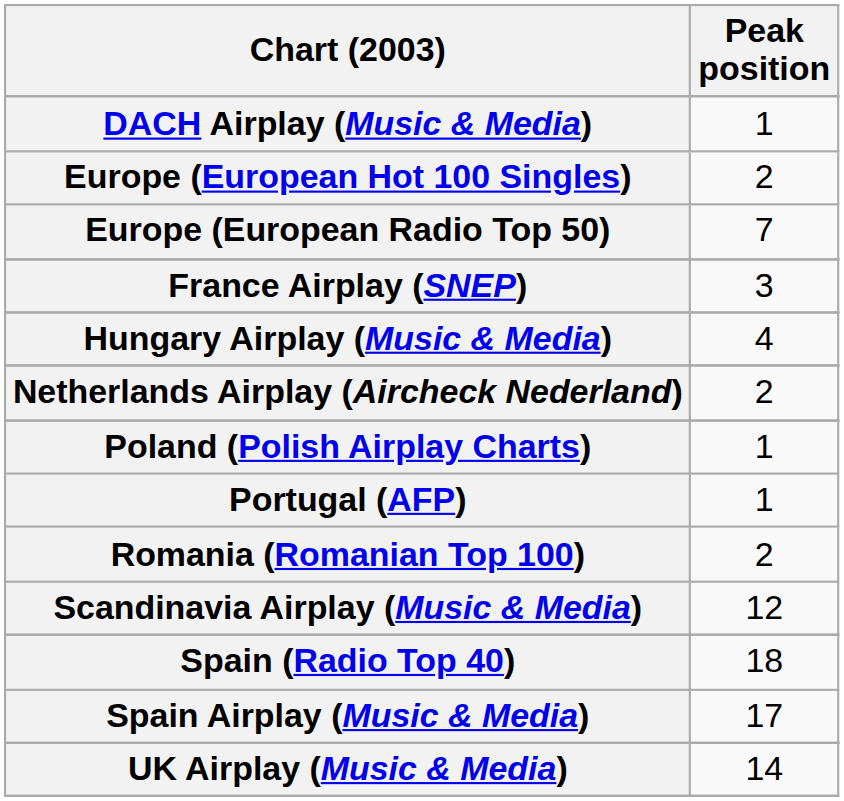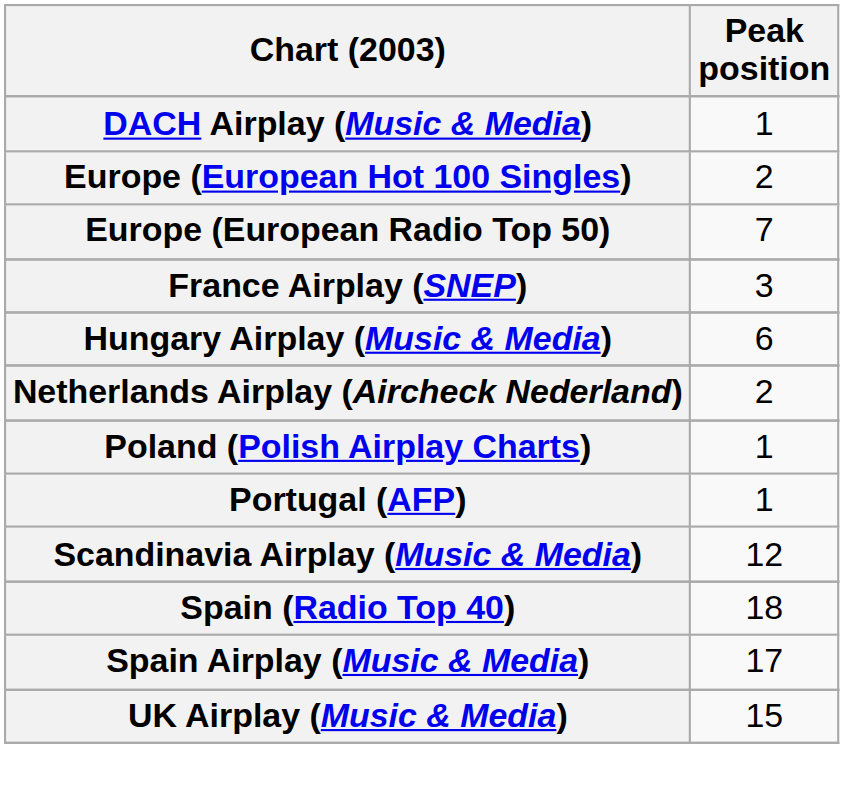(764, 338) 4 -> (764, 338) 6
- row: (348, 553)
(764, 768) 14 -> (764, 715) 15
